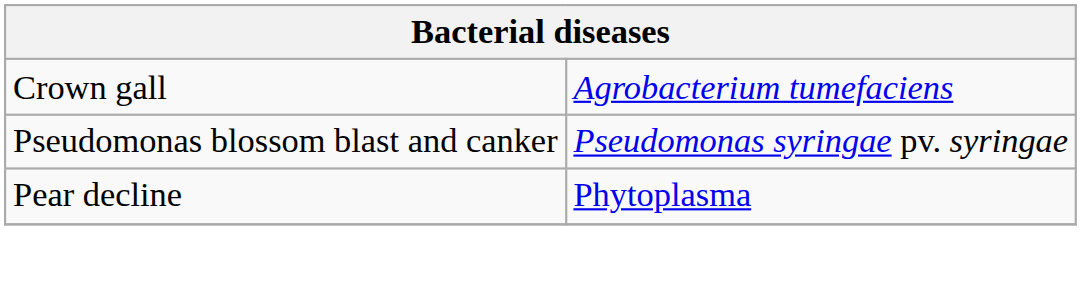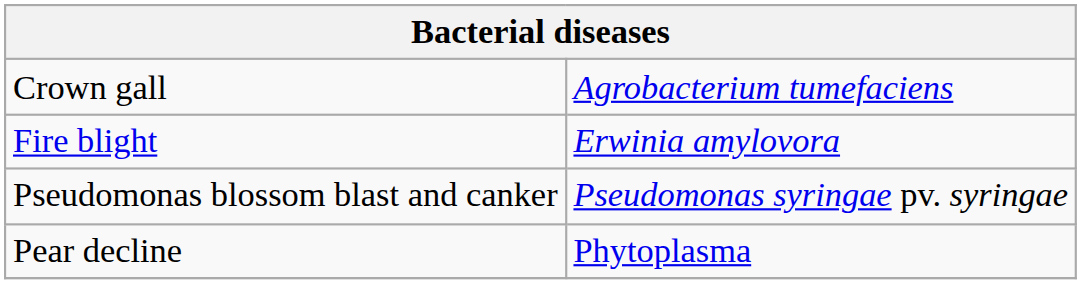+ row: (85, 140)
